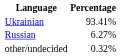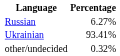rows swapped: (24, 21) <-> (20, 35)
